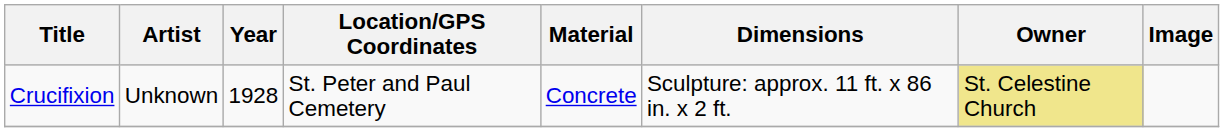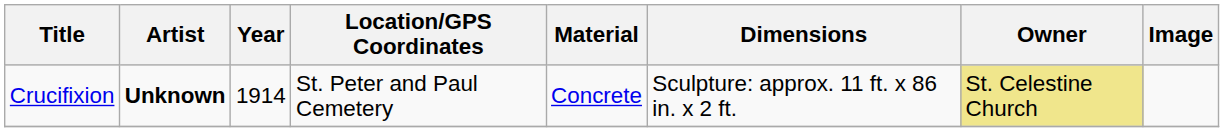(171, 95) normal -> (175, 95) bold
(253, 95) 1928 -> (261, 95) 1914
